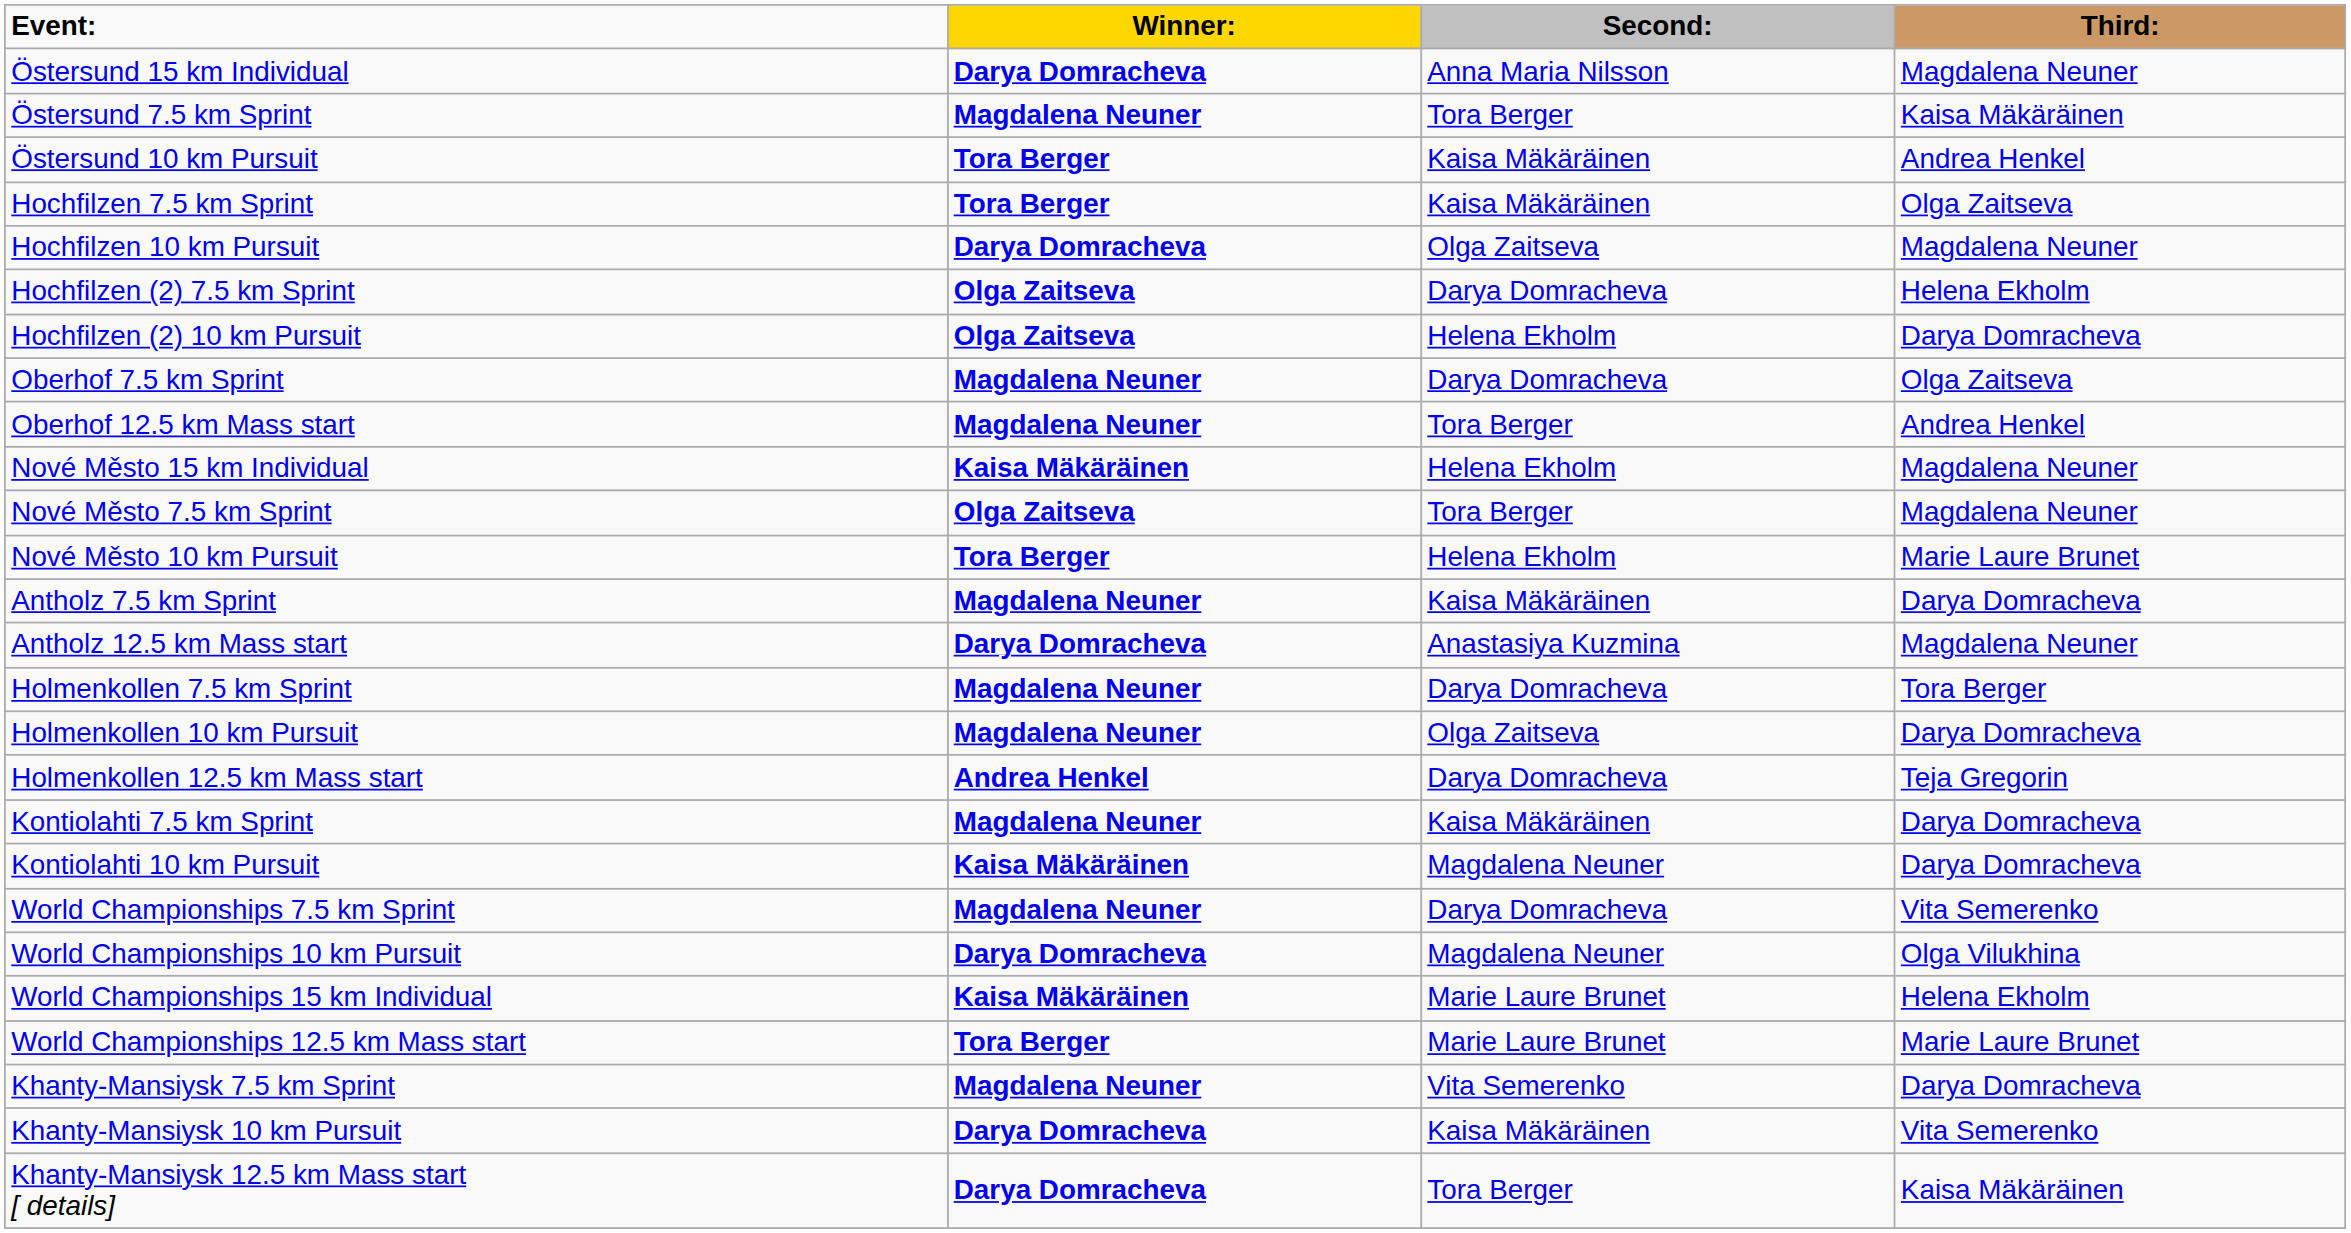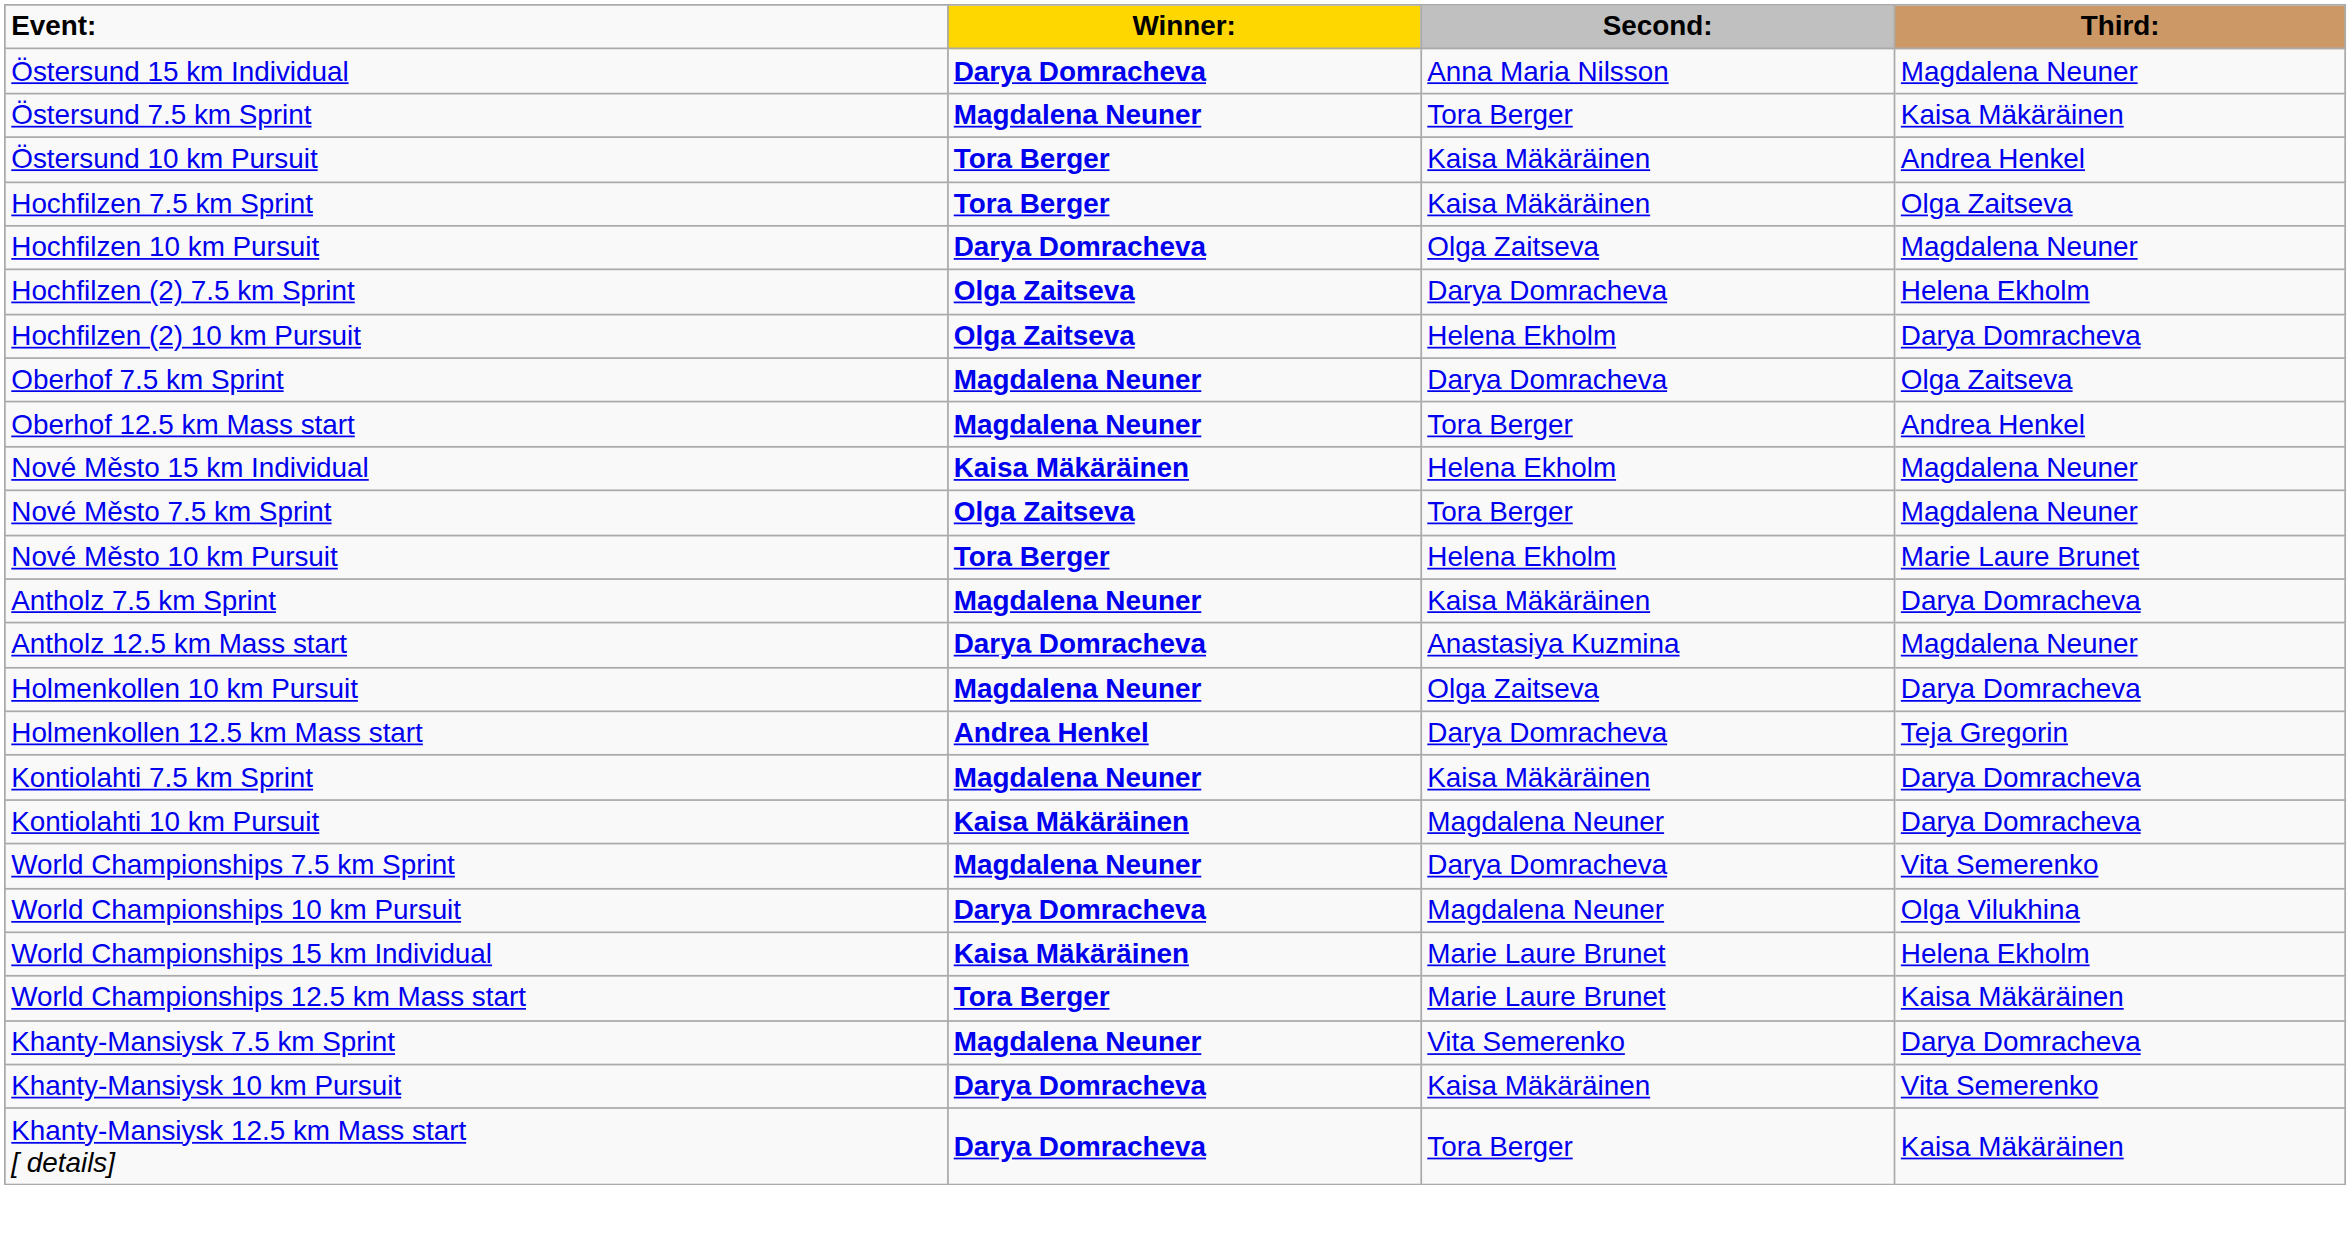- row: (181, 688)
(2020, 1042) Marie Laure Brunet -> (2012, 997) Kaisa Mäkäräinen
